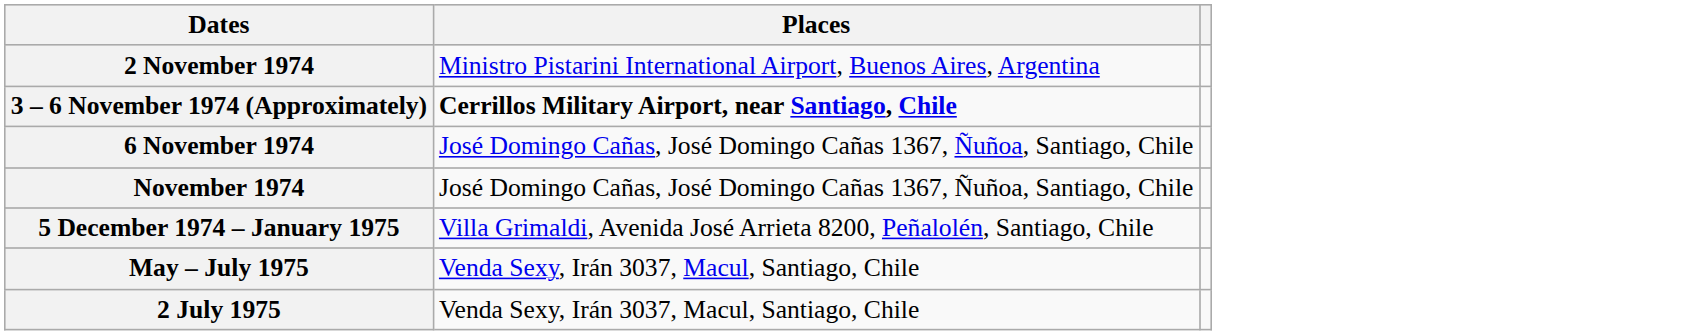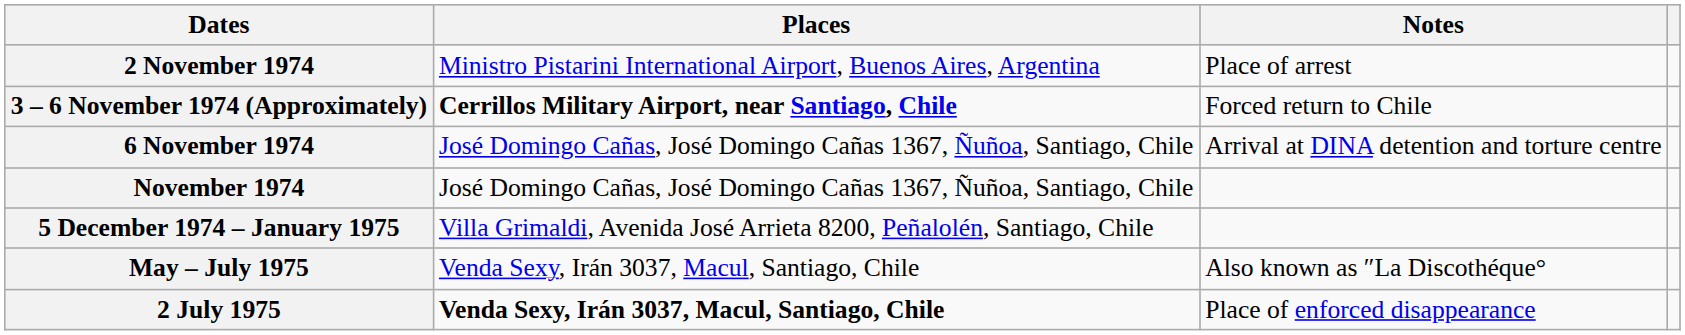+ column: (1433, 24)
(679, 308) normal -> (692, 308) bold
